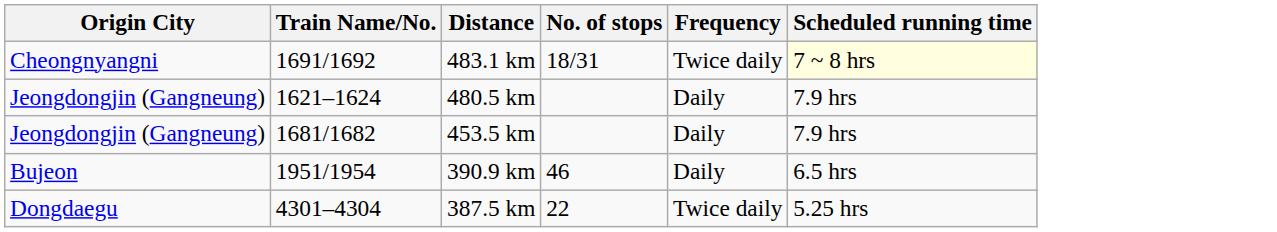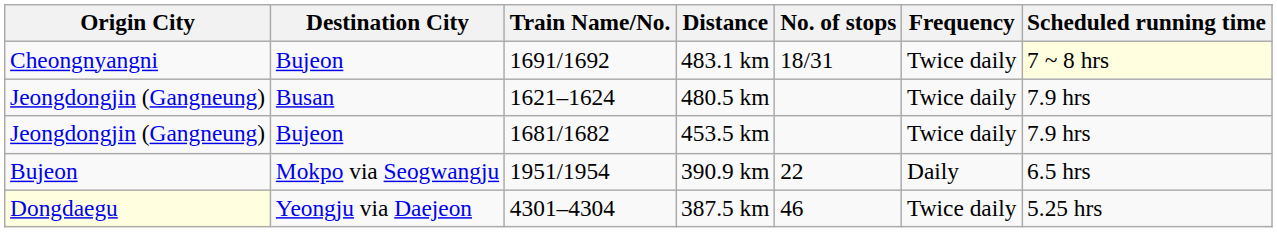+ column: (387, 23)
(699, 97) Daily -> (962, 97) Twice daily
(699, 134) Daily -> (962, 134) Twice daily
(558, 171) 46 -> (792, 171) 22
(64, 208) no background -> (64, 208) lightyellow background
(558, 208) 22 -> (792, 208) 46
